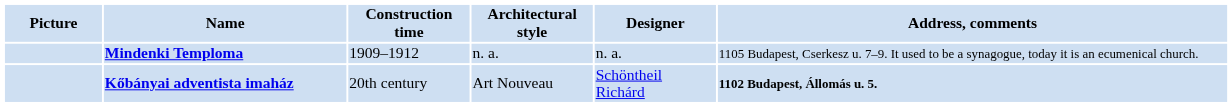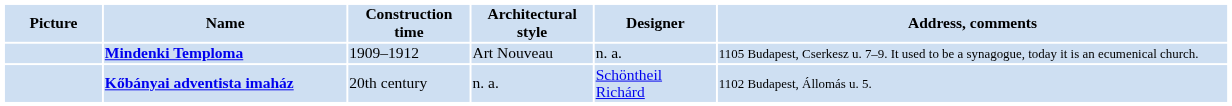(486, 53) n. a. -> (513, 53) Art Nouveau
(513, 83) Art Nouveau -> (486, 83) n. a.
(798, 83) bold -> (795, 84) normal
